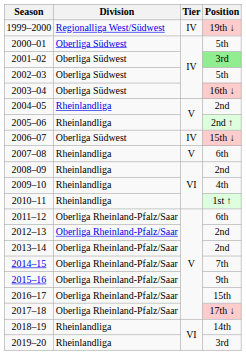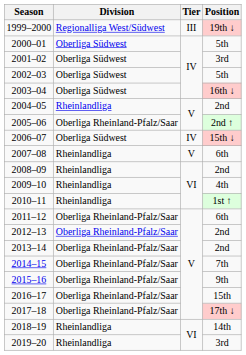(191, 28) IV -> (191, 28) III
(222, 59) lightgreen background -> (222, 59) no background
(84, 122) Rheinlandliga -> (117, 122) Oberliga Rheinland-Pfalz/Saar
